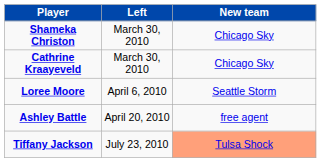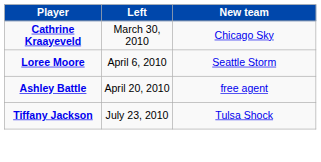- row: (53, 35)
(244, 144) lightsalmon background -> (244, 115) no background
